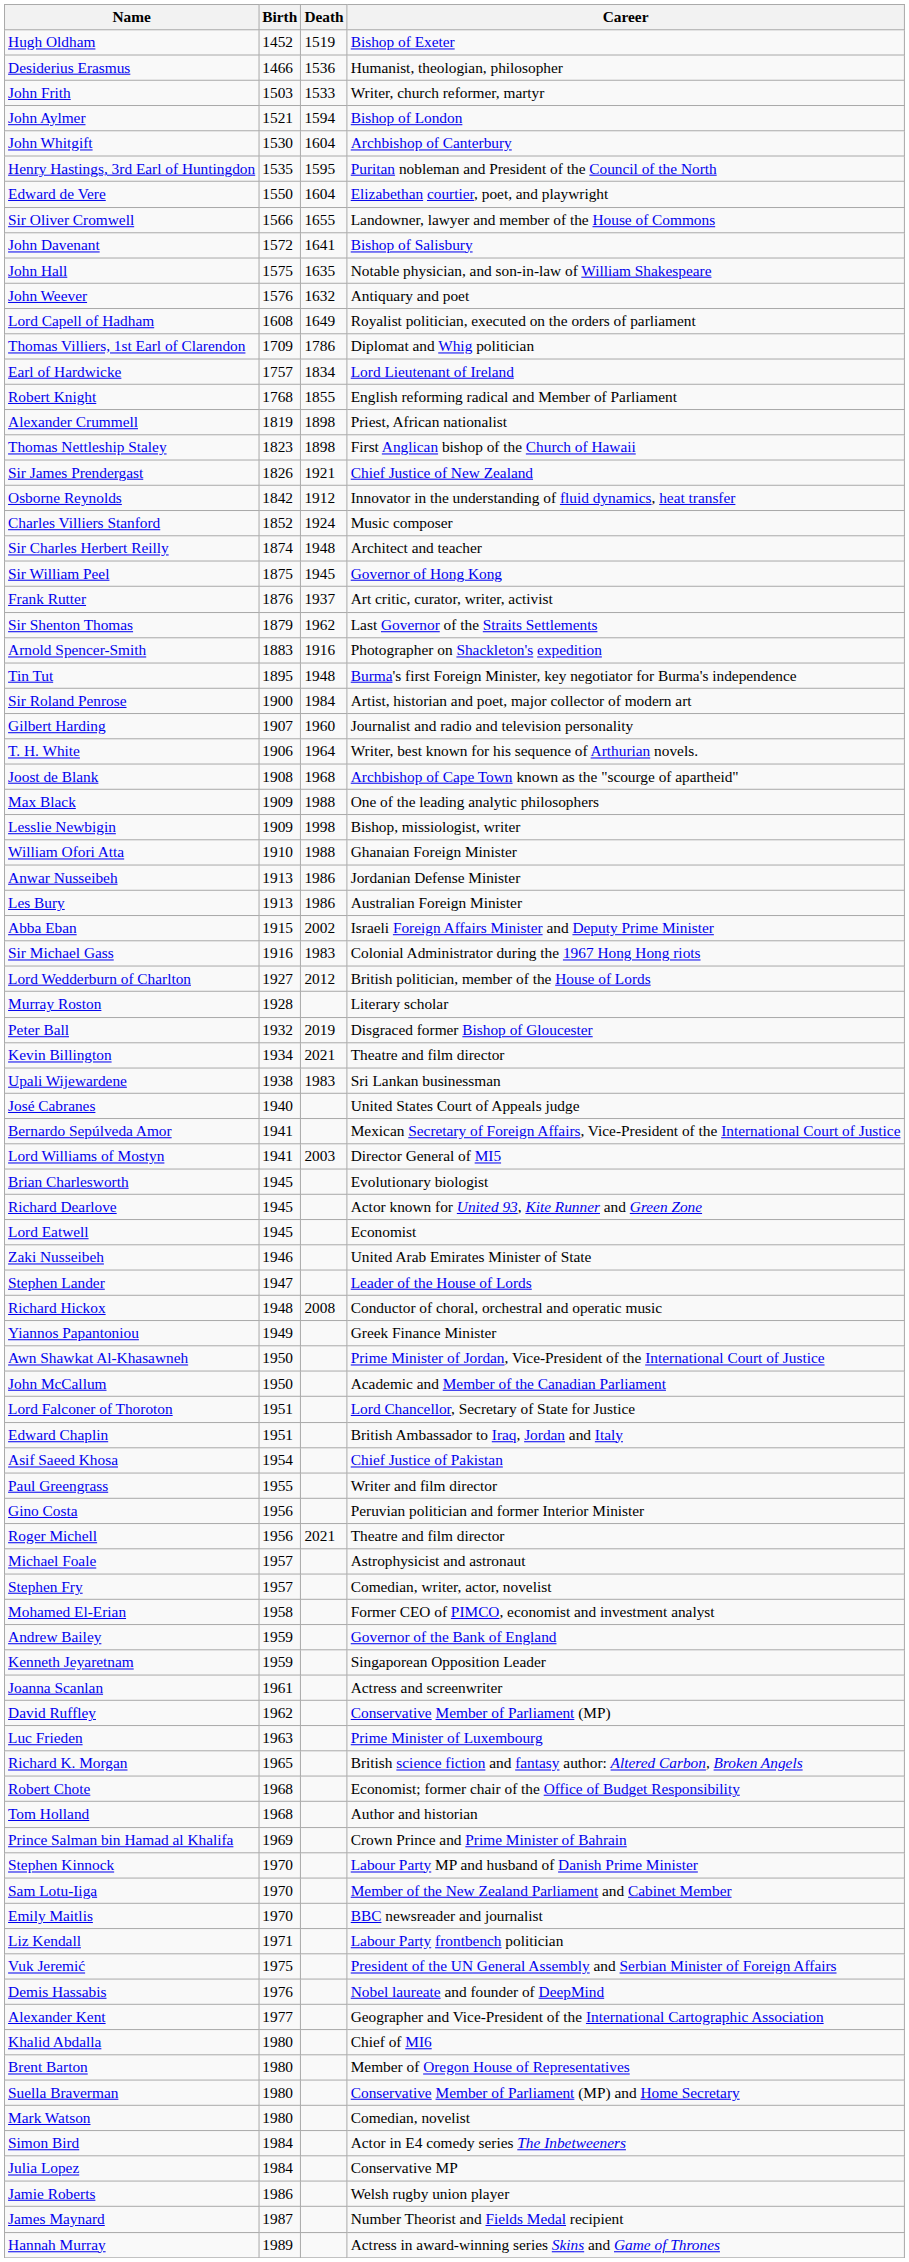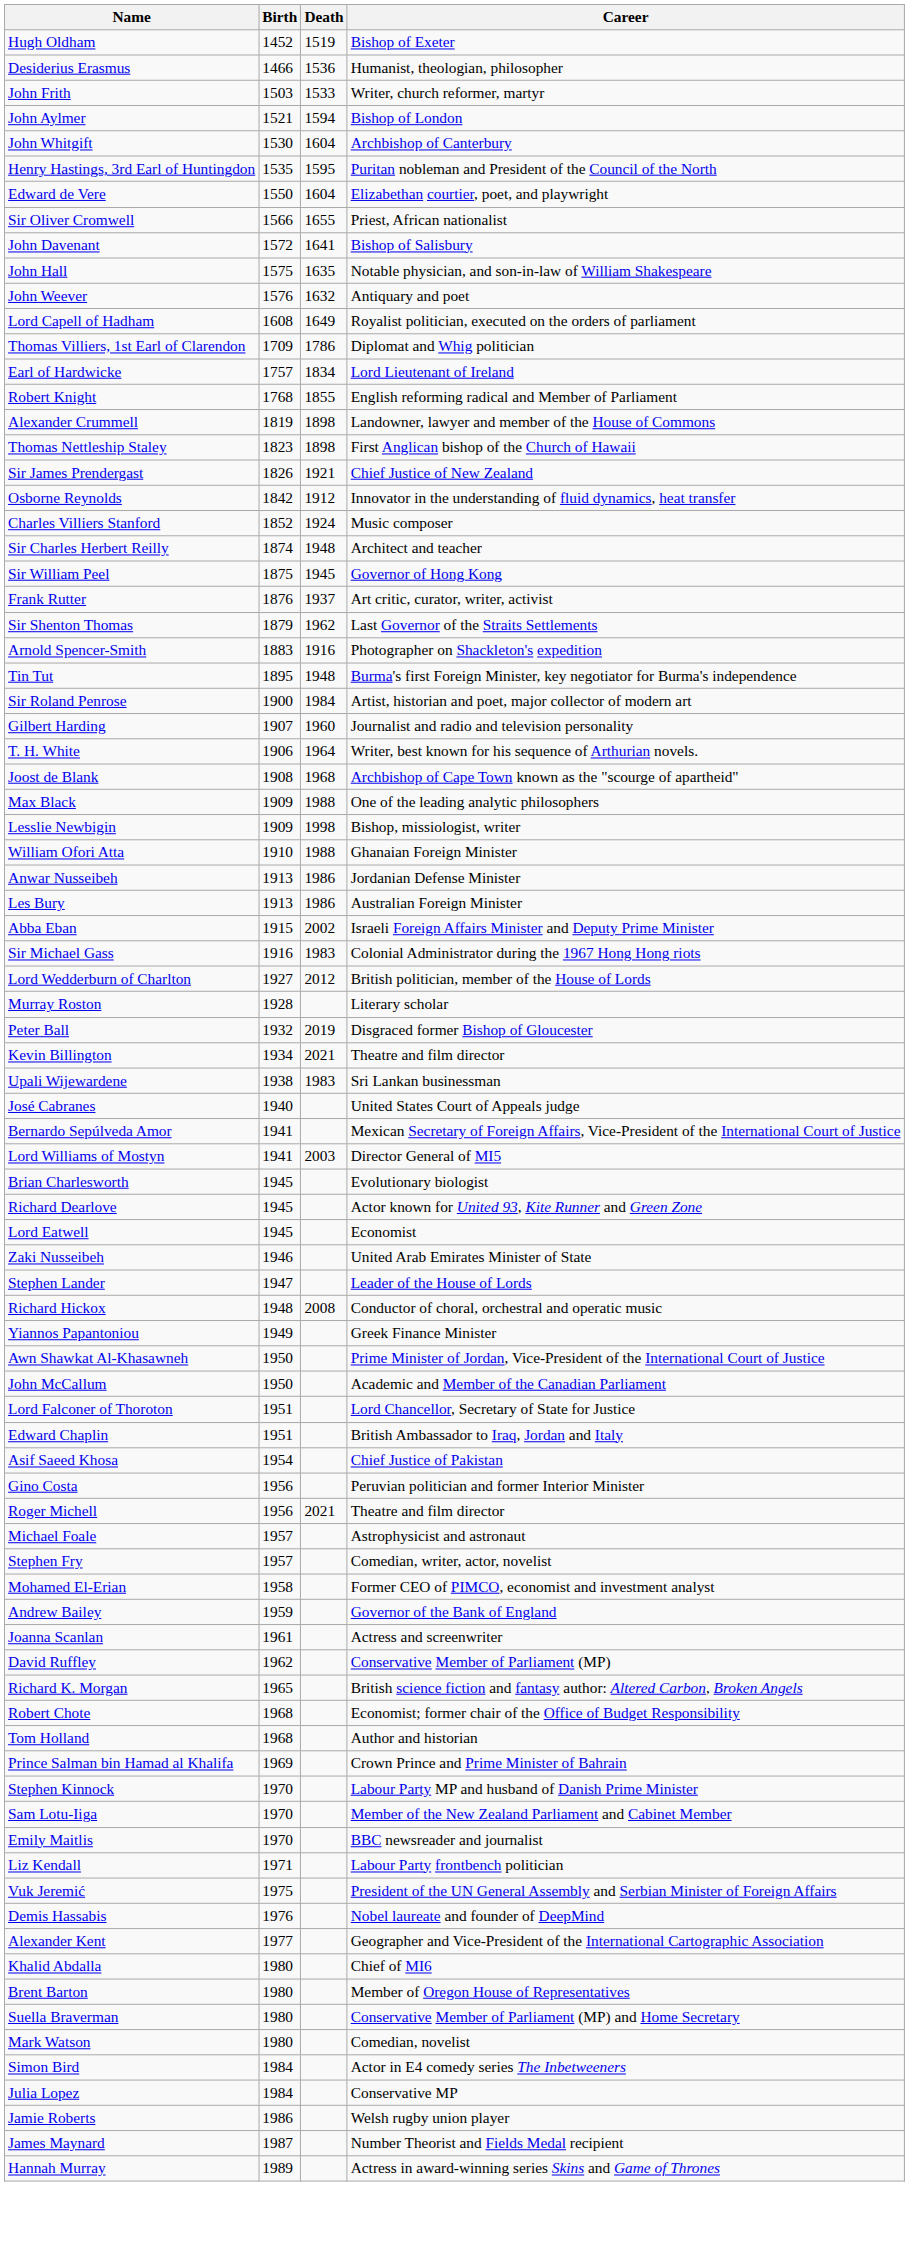(533, 219) Landowner, lawyer and member of the House of Commons -> (429, 219) Priest, African nationalist
(429, 422) Priest, African nationalist -> (533, 422) Landowner, lawyer and member of the House of Commons
- row: (58, 1485)
- row: (71, 1662)
- row: (45, 1738)
